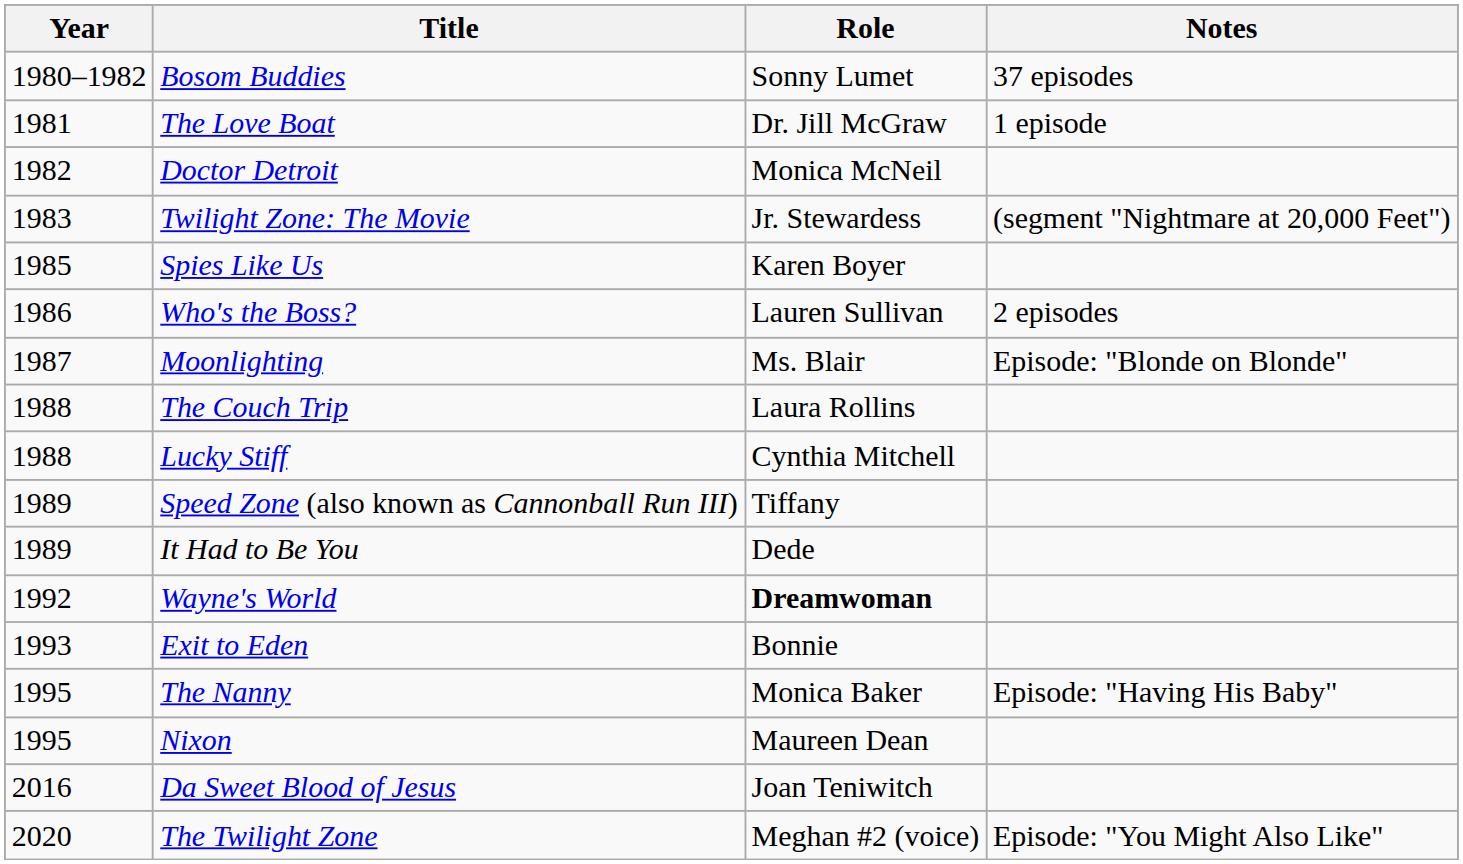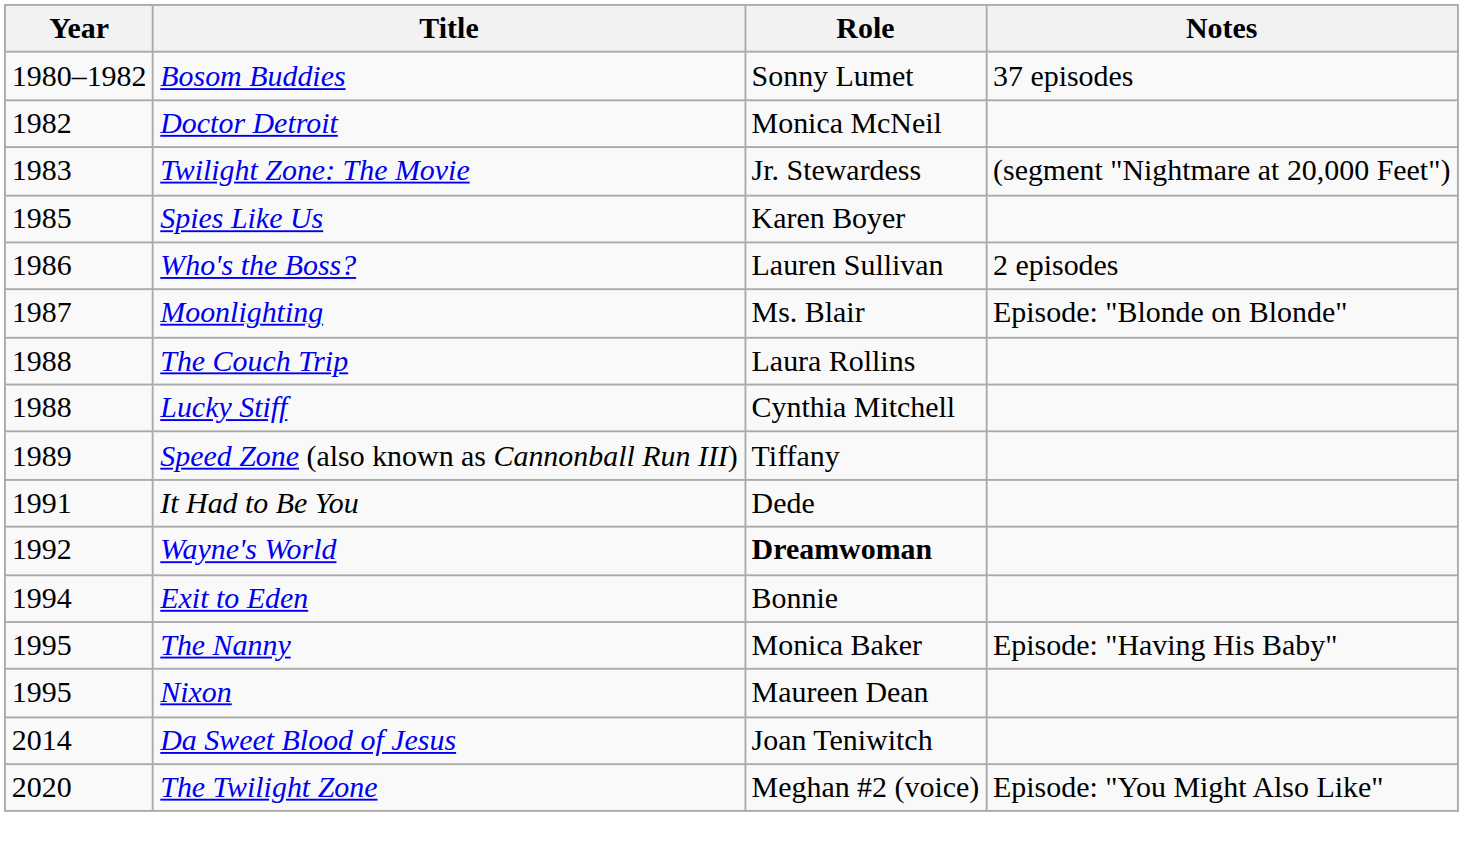- row: (248, 123)
(42, 550) 1989 -> (42, 502) 1991
(42, 645) 1993 -> (42, 597) 1994
(42, 787) 2016 -> (42, 739) 2014
